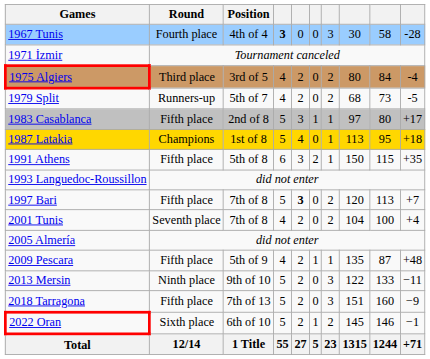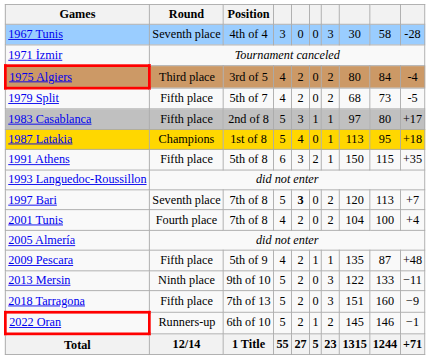(186, 34) Fourth place -> (186, 34) Seventh place
(283, 34) bold -> (283, 34) normal
(186, 98) Runners-up -> (186, 98) Fifth place
(186, 199) Fifth place -> (186, 199) Seventh place
(186, 219) Seventh place -> (186, 219) Fourth place
(187, 322) Sixth place -> (187, 322) Runners-up
